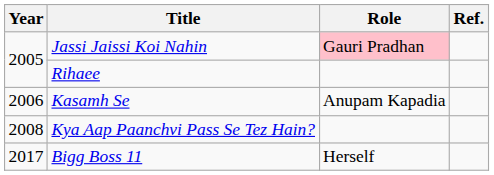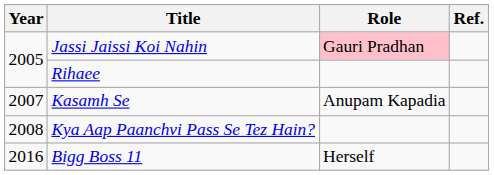(26, 101) 2006 -> (26, 101) 2007
(26, 156) 2017 -> (26, 156) 2016
